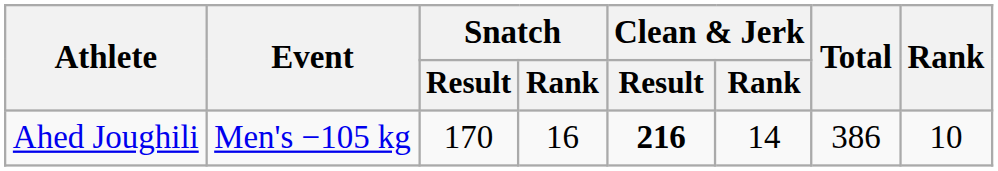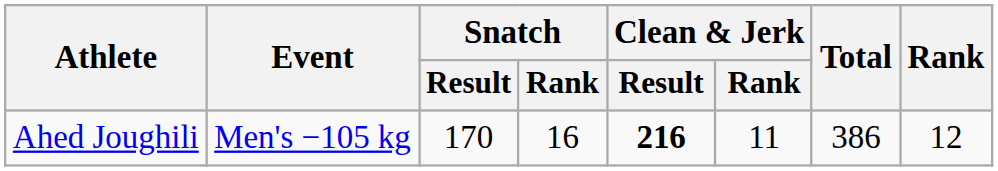(764, 137) 14 -> (764, 137) 11
(946, 137) 10 -> (946, 137) 12
